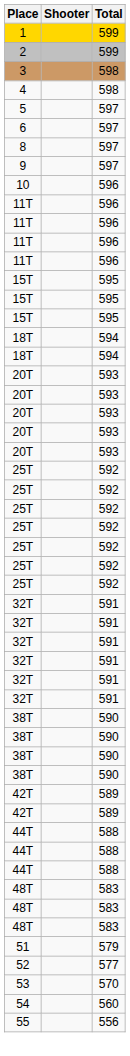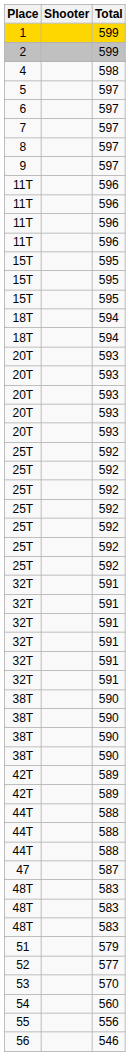- row: (23, 71)
+ row: (23, 128)
- row: (23, 185)
+ row: (23, 870)
+ row: (23, 1041)
